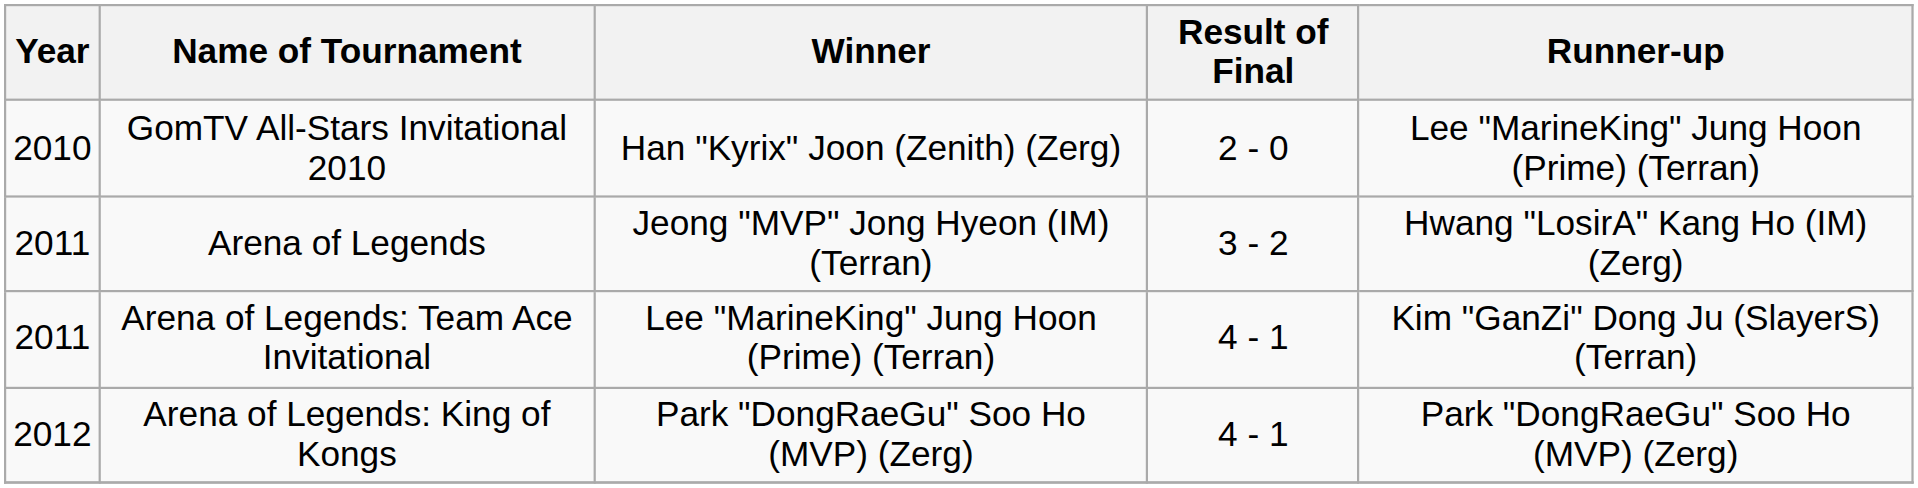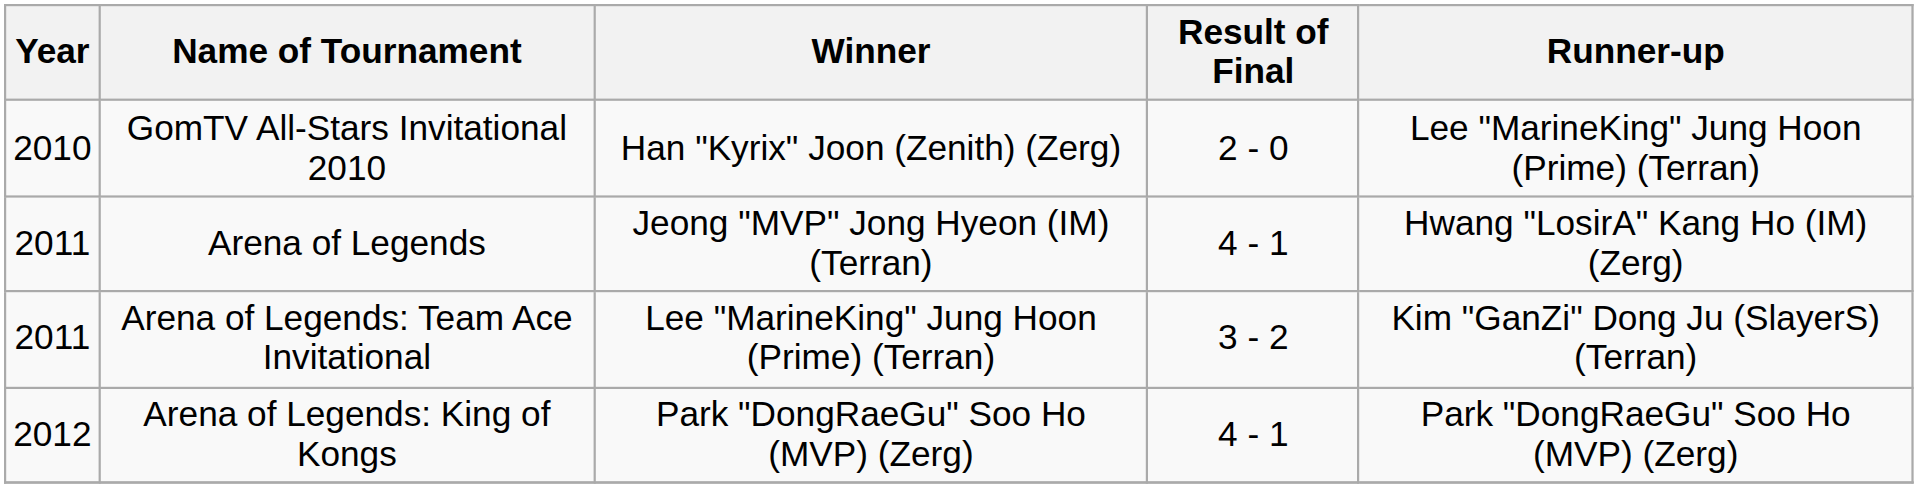(1253, 243) 3 - 2 -> (1253, 243) 4 - 1
(1253, 338) 4 - 1 -> (1253, 338) 3 - 2
